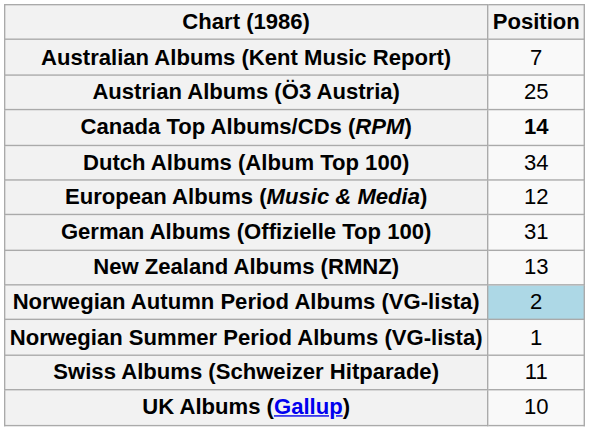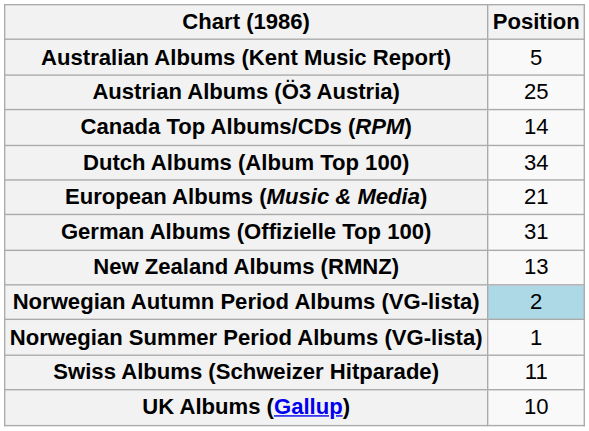(536, 57) 7 -> (536, 57) 5
(536, 127) bold -> (536, 127) normal
(536, 197) 12 -> (536, 197) 21
